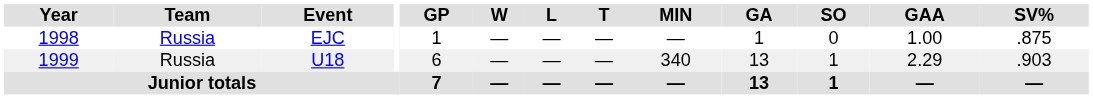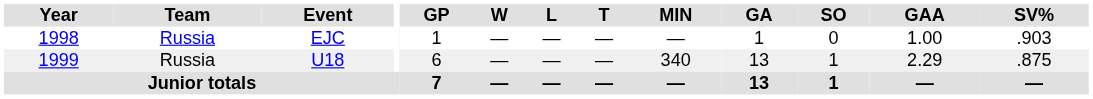(1034, 37) .875 -> (1034, 37) .903
(1034, 60) .903 -> (1034, 60) .875
